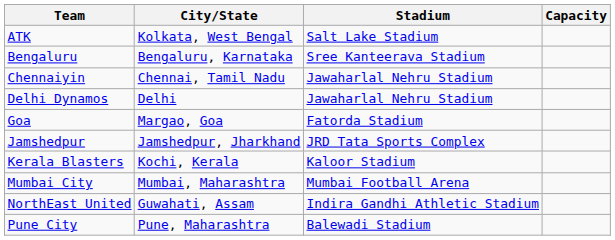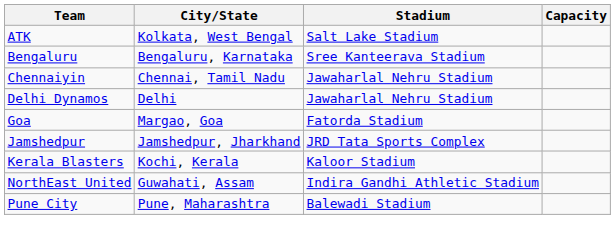- row: (50, 183)
